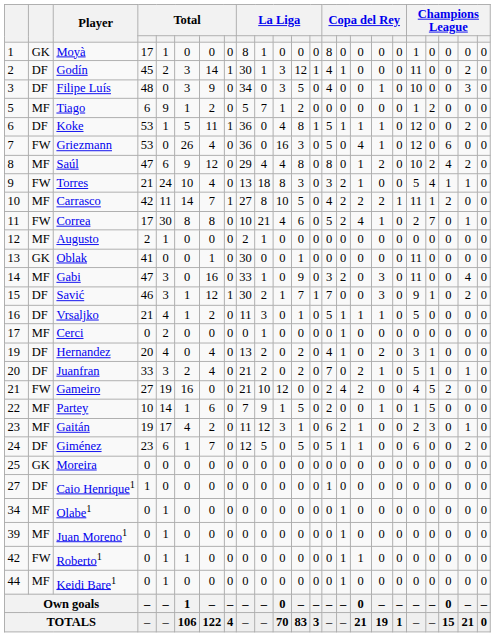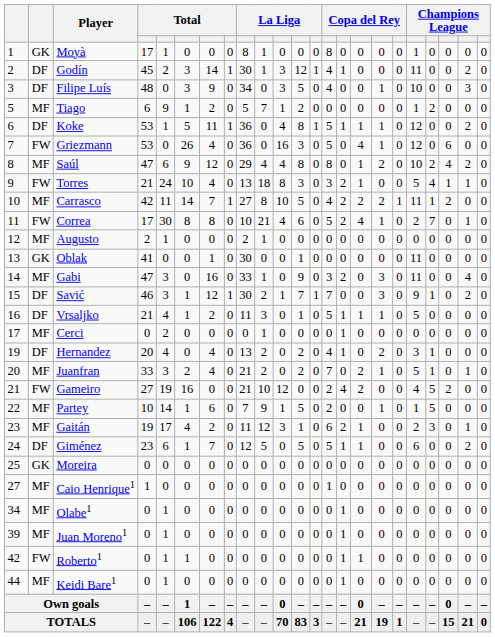(40, 370) DF -> (41, 370) MF
(40, 486) DF -> (41, 486) MF
